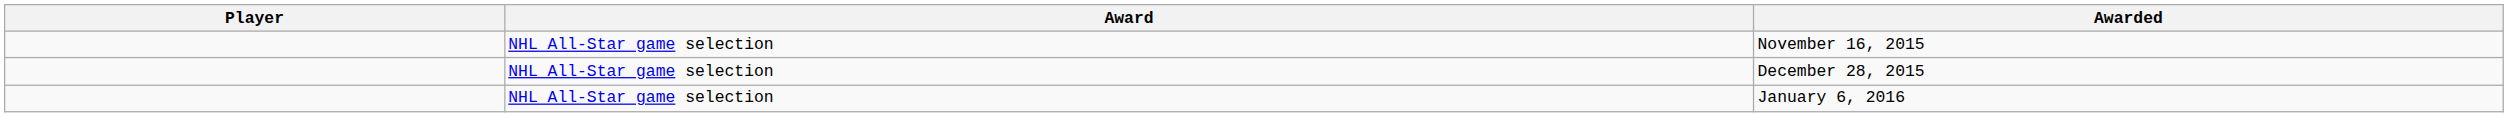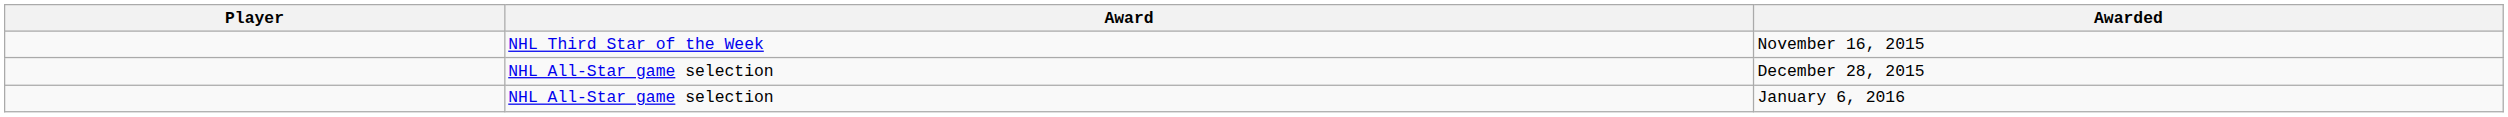(641, 45) NHL All-Star game selection -> (636, 45) NHL Third Star of the Week
